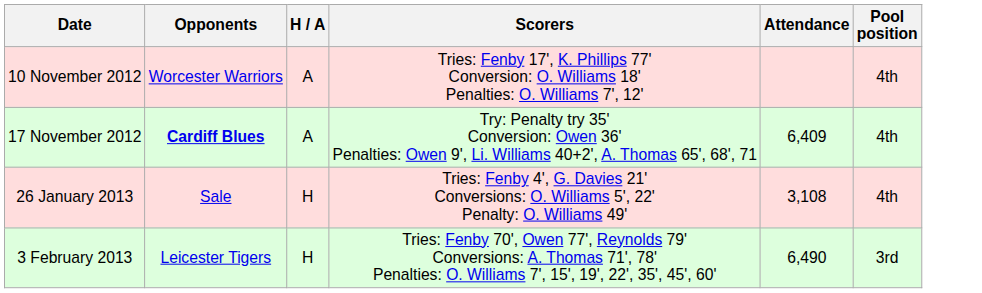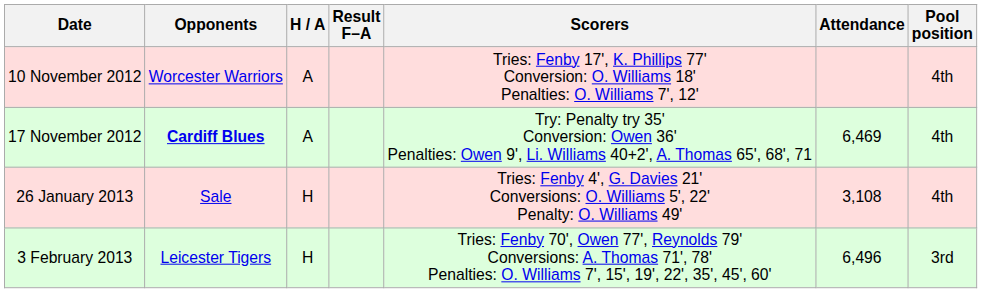+ column: (356, 25)
(807, 137) 6,409 -> (862, 137) 6,469
(807, 257) 6,490 -> (862, 257) 6,496
